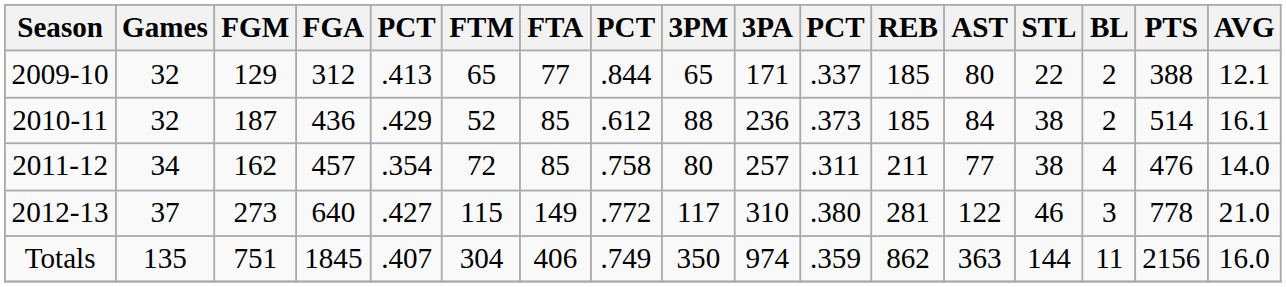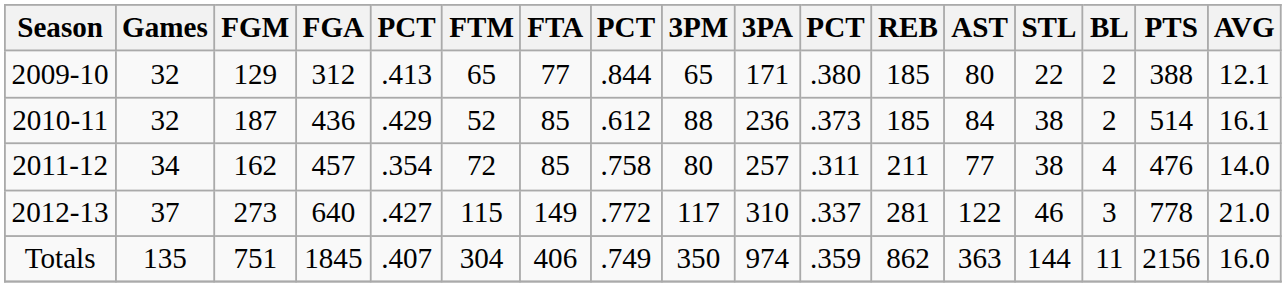(835, 73) .337 -> (835, 73) .380
(835, 212) .380 -> (835, 212) .337
